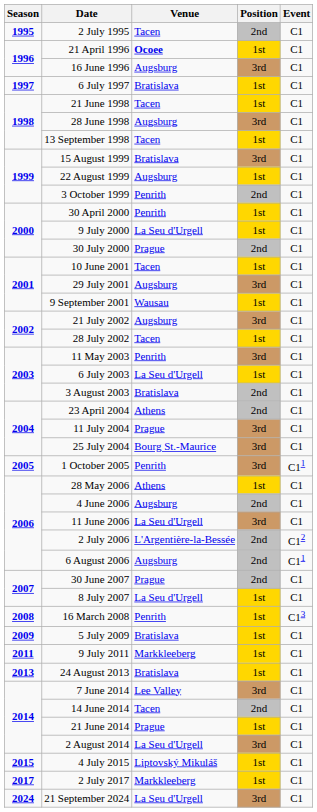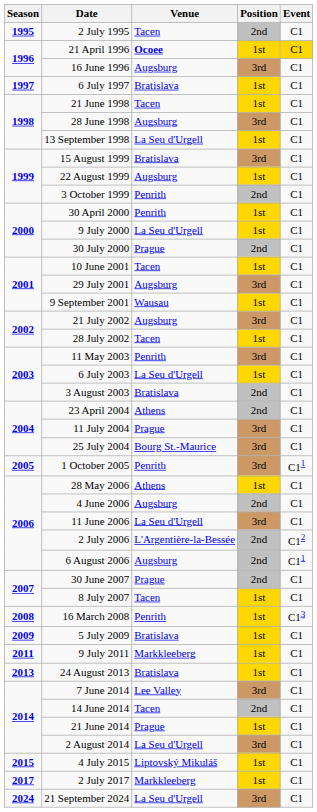(297, 49) no background -> (297, 49) gold background
(147, 140) Tacen -> (169, 140) La Seu d'Urgell
(169, 597) La Seu d'Urgell -> (147, 597) Tacen
